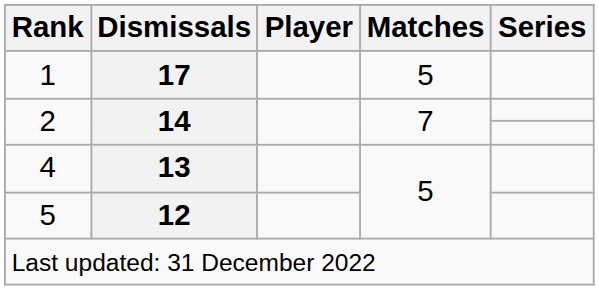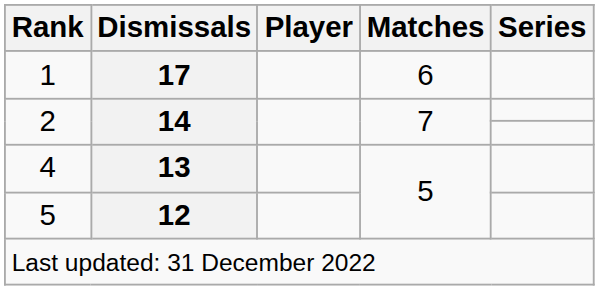(426, 74) 5 -> (426, 74) 6
